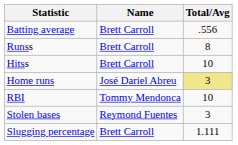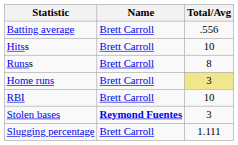rows swapped: (18, 64) <-> (20, 47)
(138, 81) José Dariel Abreu -> (127, 81) Brett Carroll
(140, 98) Tommy Mendonca -> (127, 98) Brett Carroll
(138, 115) normal -> (141, 115) bold
